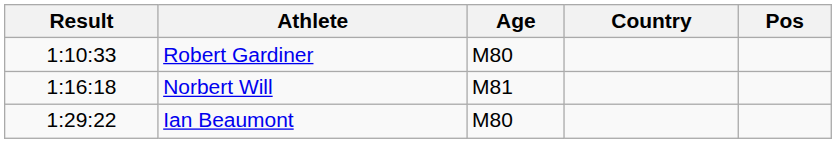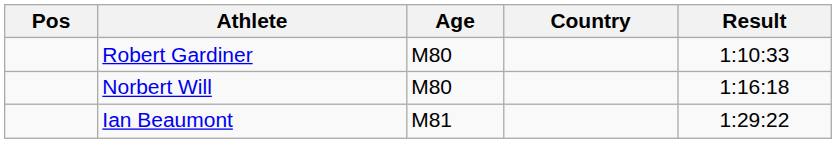columns swapped: (785, 21) <-> (81, 21)
(492, 87) M81 -> (432, 87) M80
(492, 120) M80 -> (432, 120) M81
